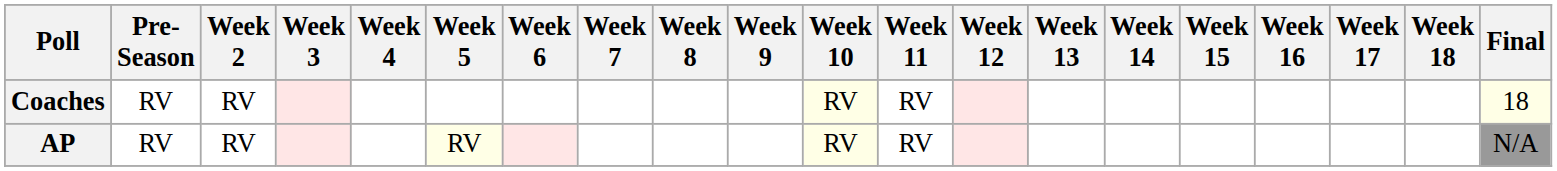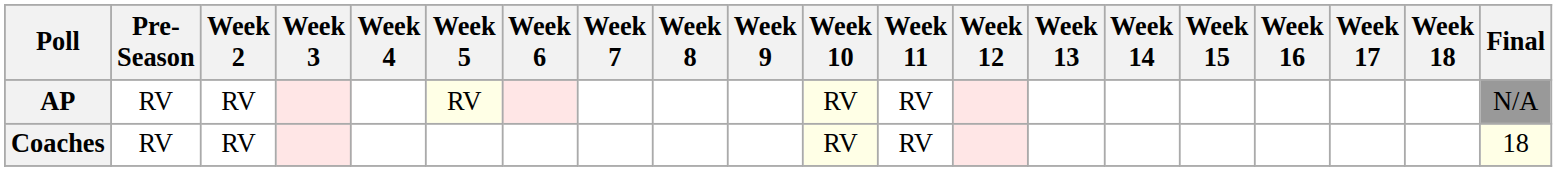rows swapped: (58, 144) <-> (58, 101)
